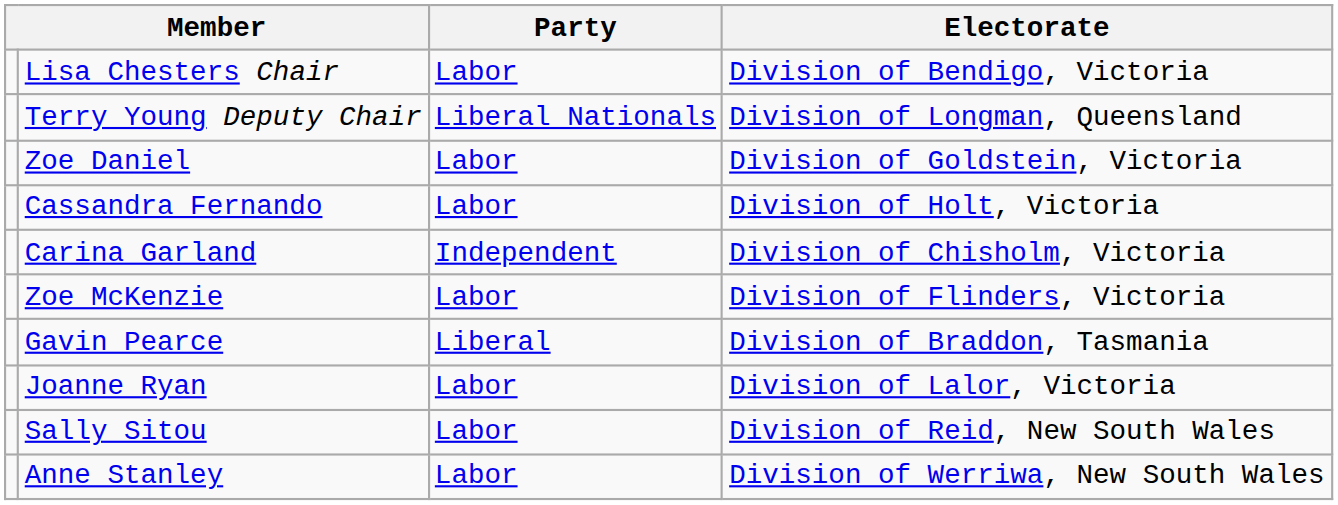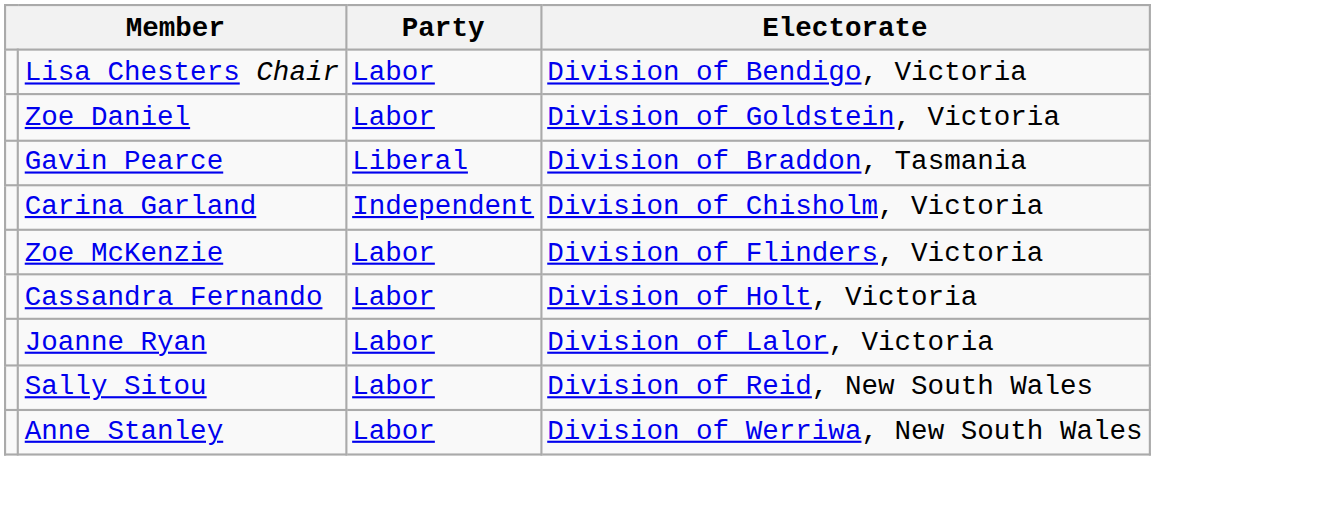- row: (223, 117)
rows swapped: (174, 207) <-> (124, 342)
